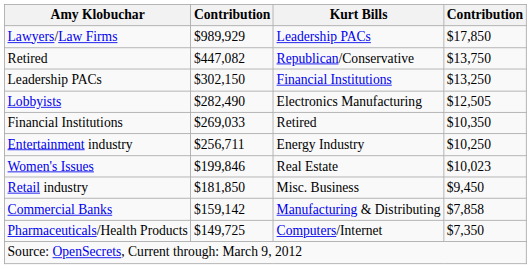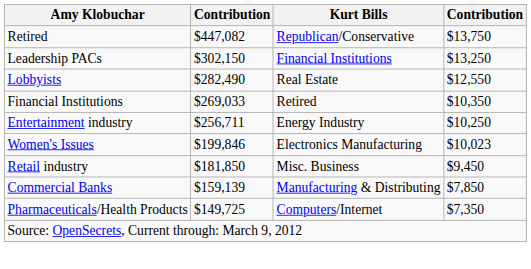- row: (63, 36)
(349, 101) Electronics Manufacturing -> (307, 79) Real Estate
(469, 101) $12,505 -> (469, 79) $12,550
(307, 166) Real Estate -> (349, 144) Electronics Manufacturing
(219, 209) $159,142 -> (219, 187) $159,139
(465, 209) $7,858 -> (465, 187) $7,850
